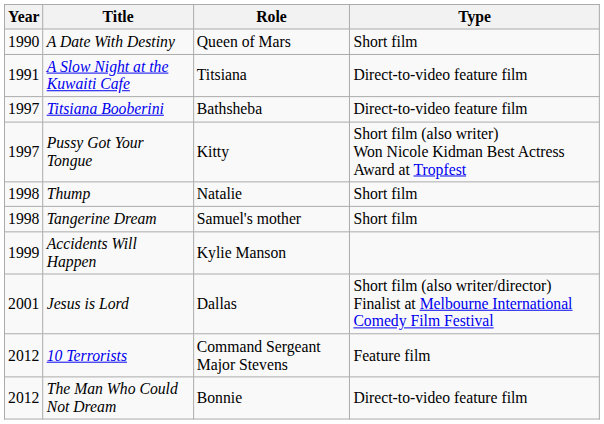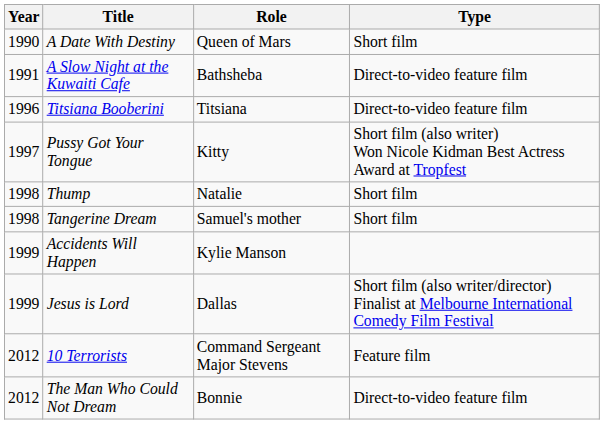(222, 75) Titsiana -> (229, 75) Bathsheba
(24, 109) 1997 -> (24, 109) 1996
(229, 109) Bathsheba -> (222, 109) Titsiana
(24, 304) 2001 -> (24, 304) 1999
